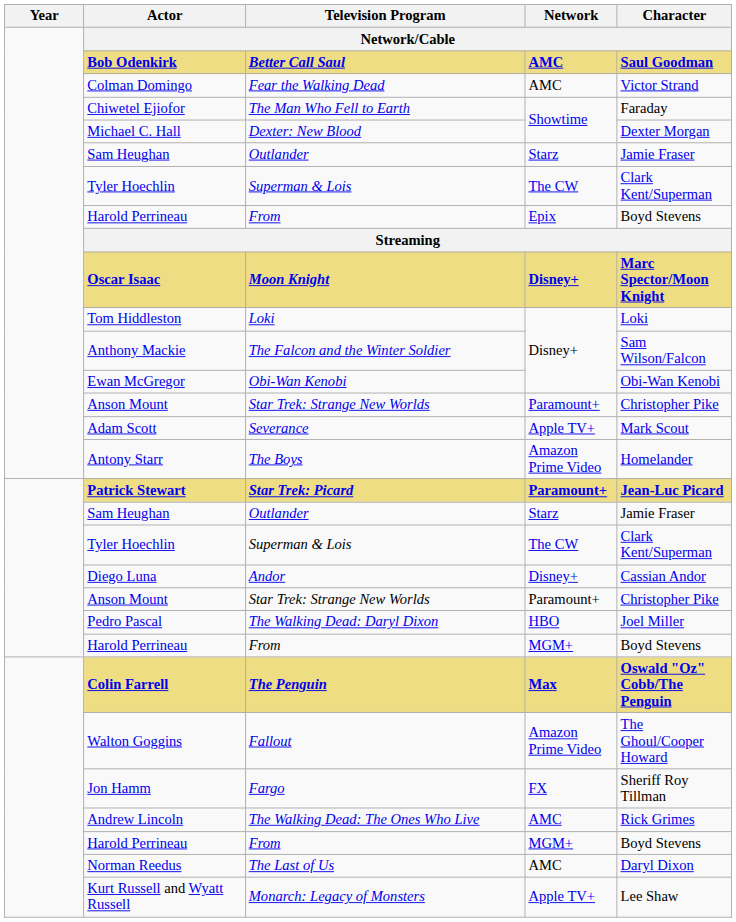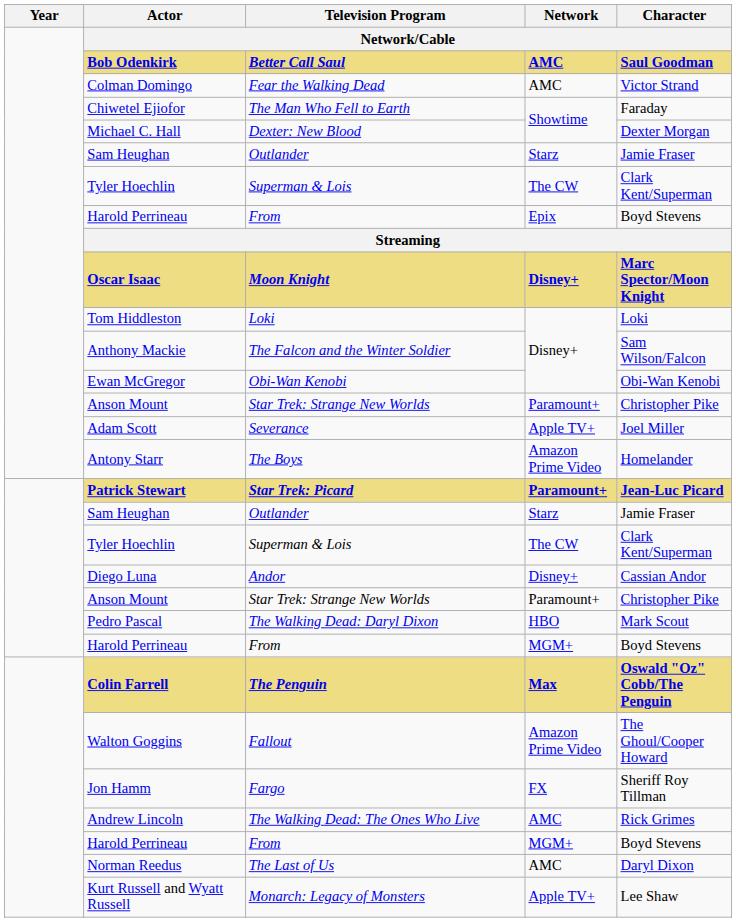(655, 427) Mark Scout -> (652, 427) Joel Miller
(652, 622) Joel Miller -> (655, 622) Mark Scout
